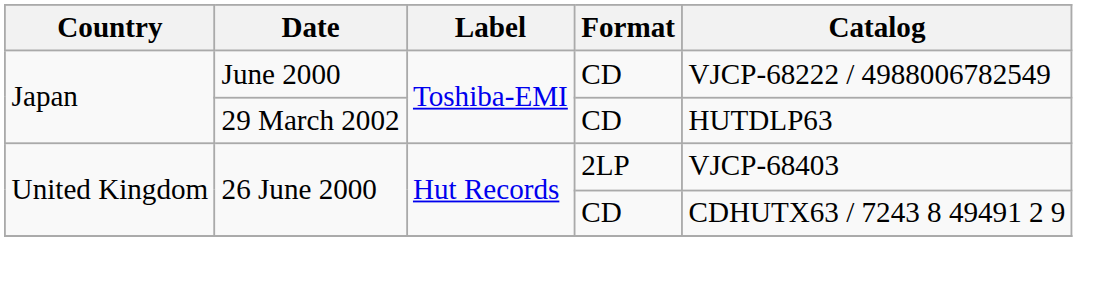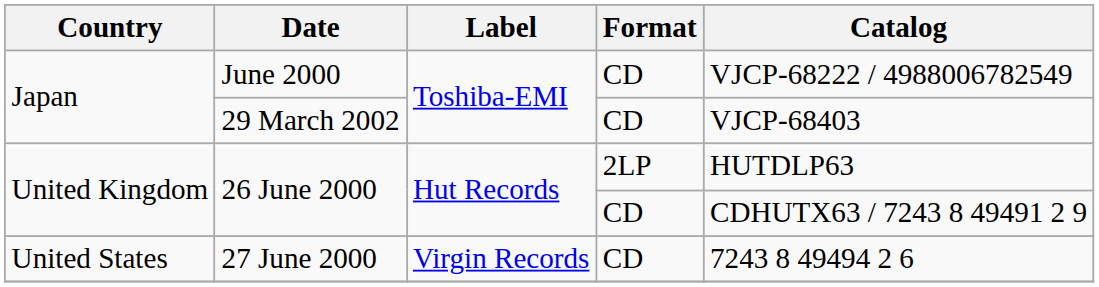(760, 119) HUTDLP63 -> (785, 119) VJCP-68403
(764, 166) VJCP-68403 -> (782, 166) HUTDLP63
+ row: (299, 258)
